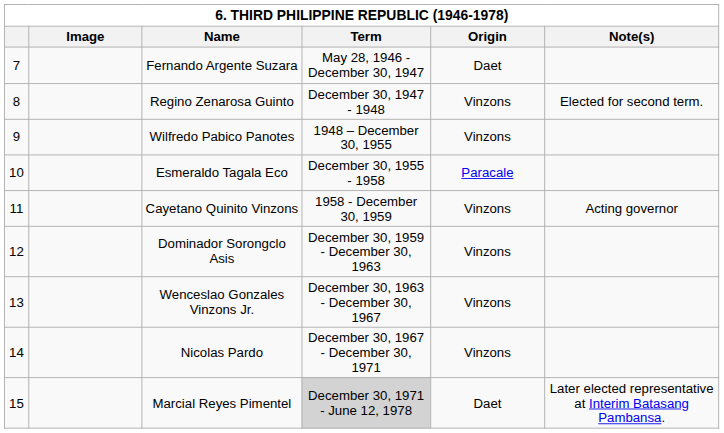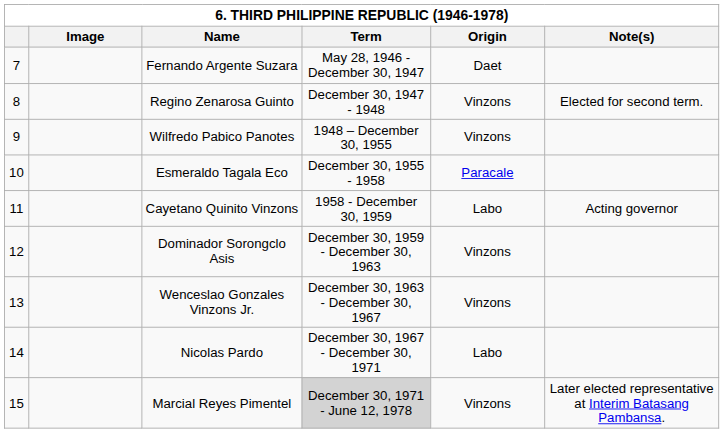(487, 208) Vinzons -> (487, 208) Labo
(487, 353) Vinzons -> (487, 353) Labo
(487, 403) Daet -> (487, 403) Vinzons
